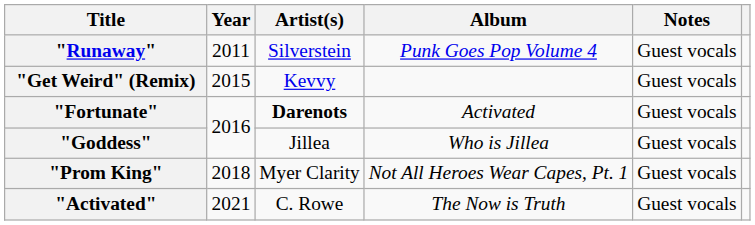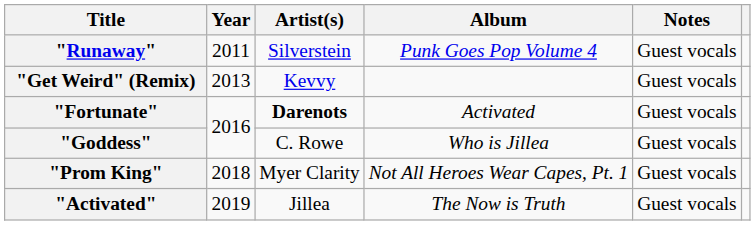(231, 81) 2015 -> (231, 81) 2013
(309, 142) Jillea -> (310, 142) C. Rowe
(231, 204) 2021 -> (231, 204) 2019
(310, 204) C. Rowe -> (309, 204) Jillea
